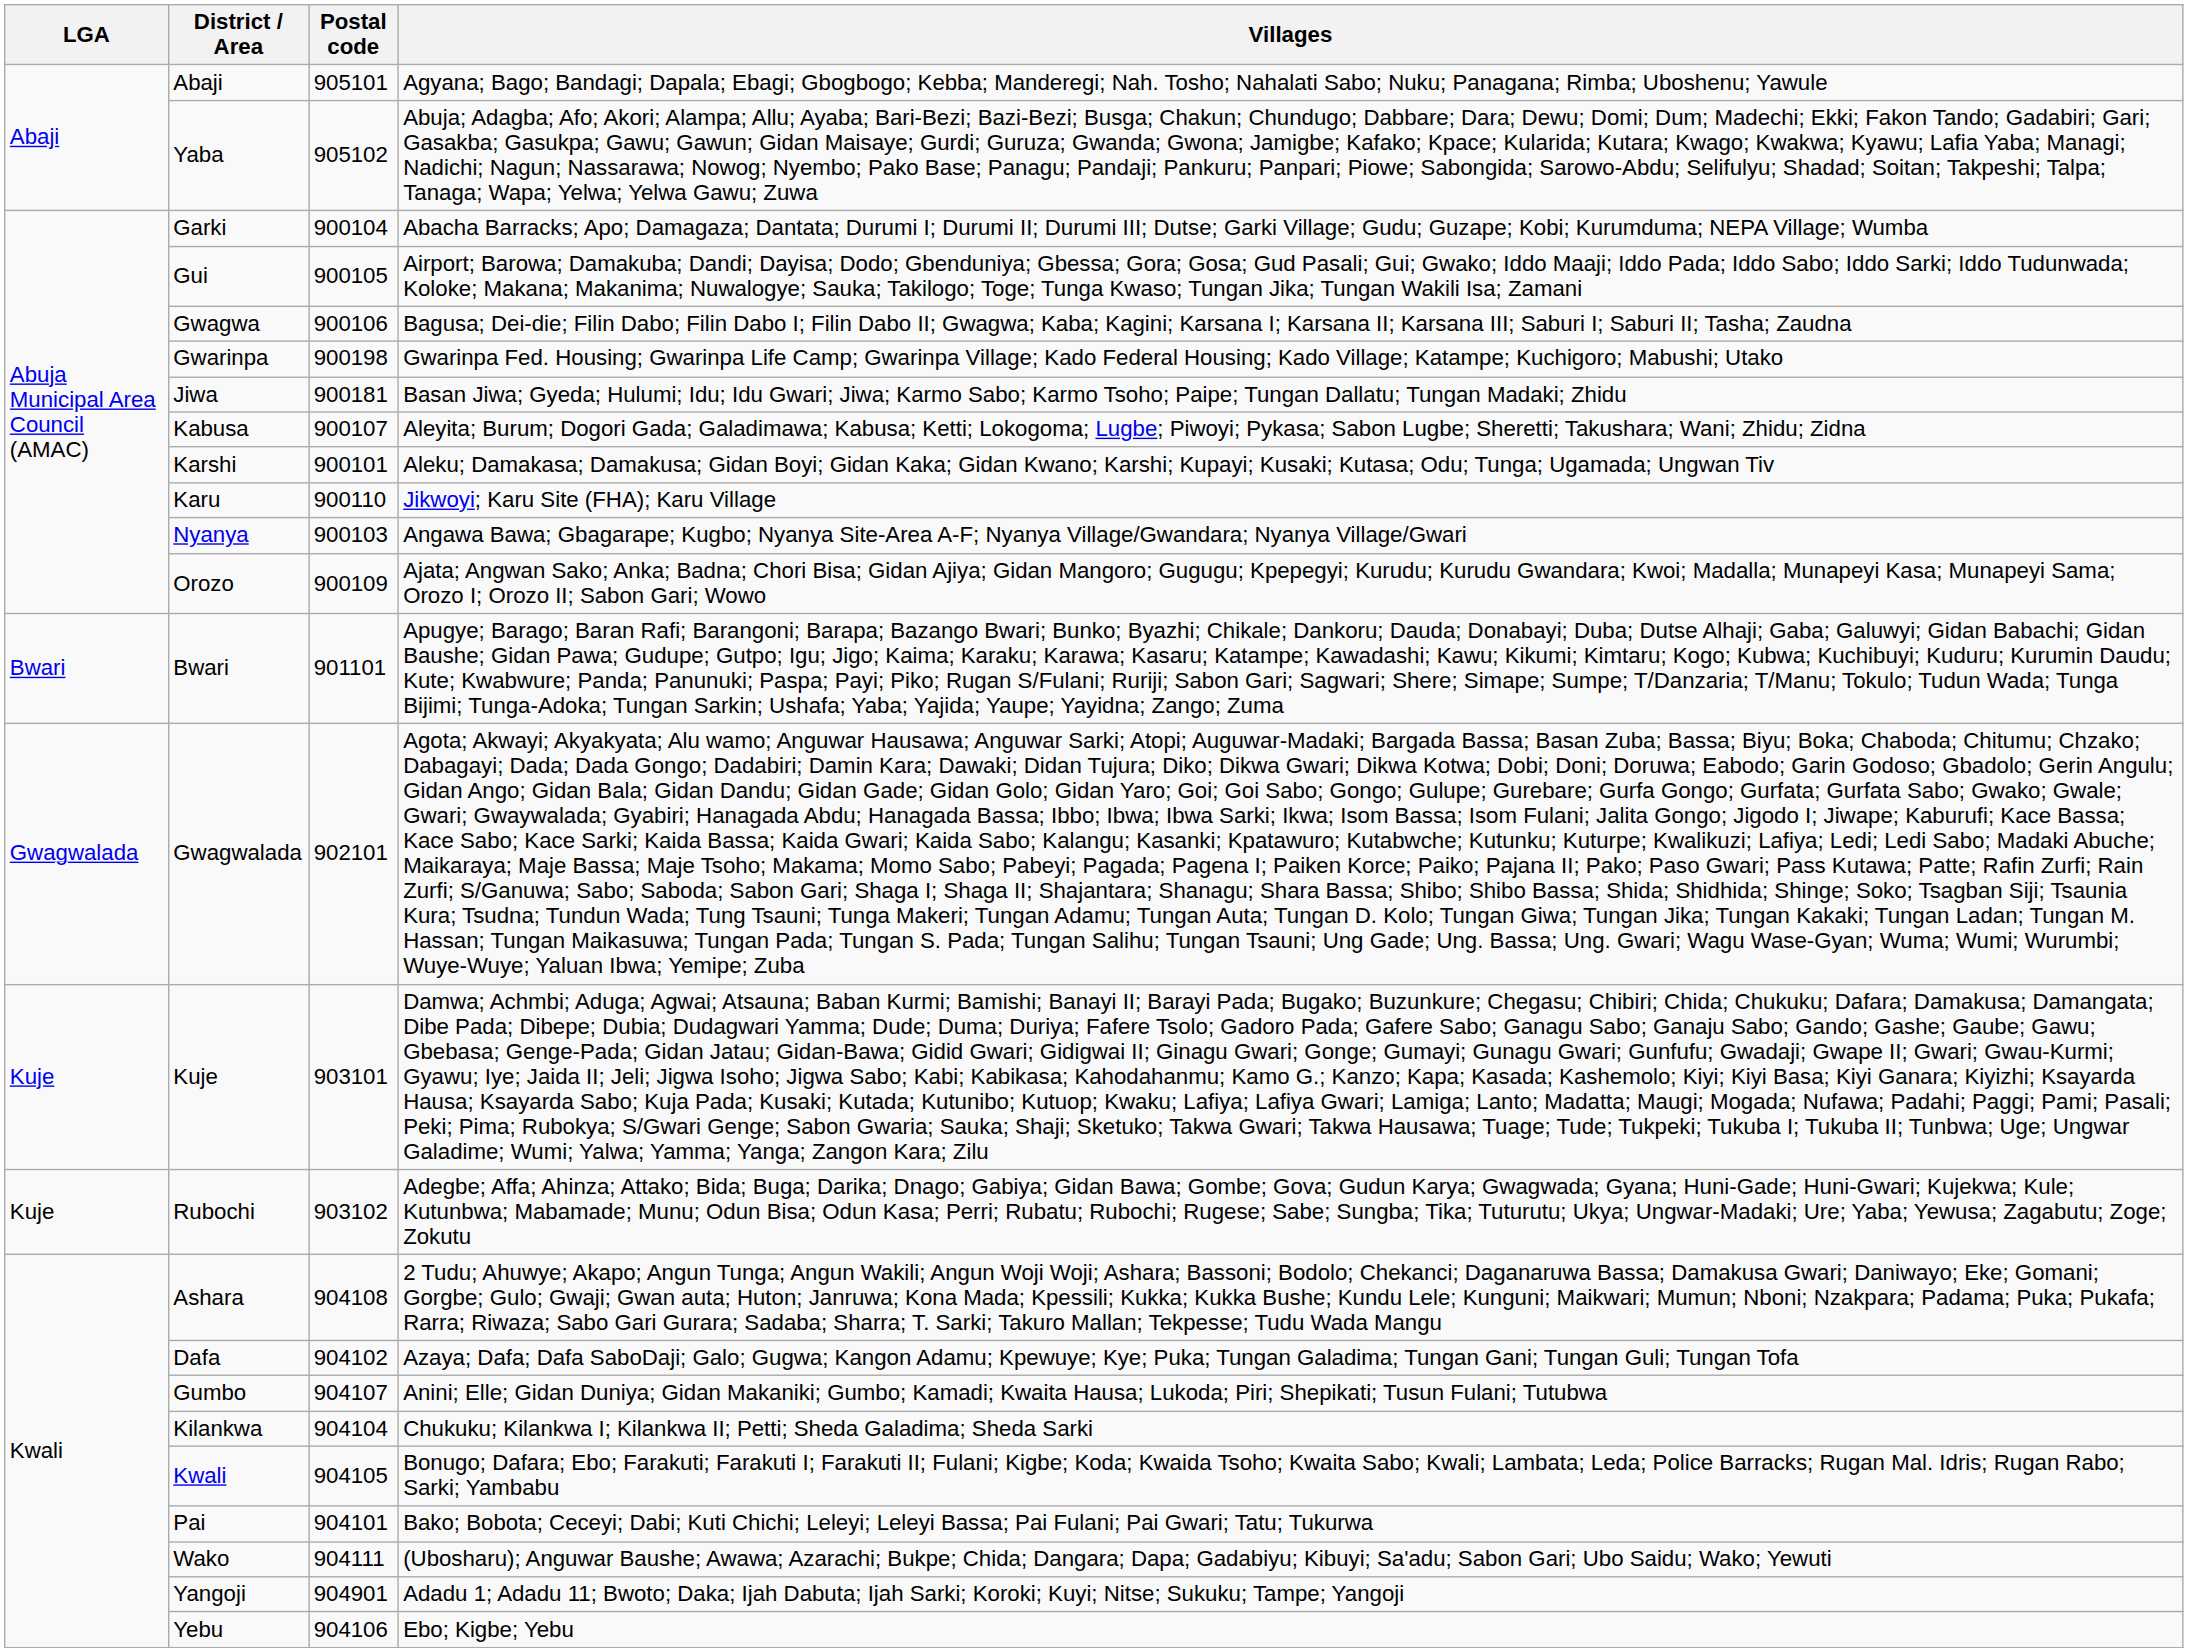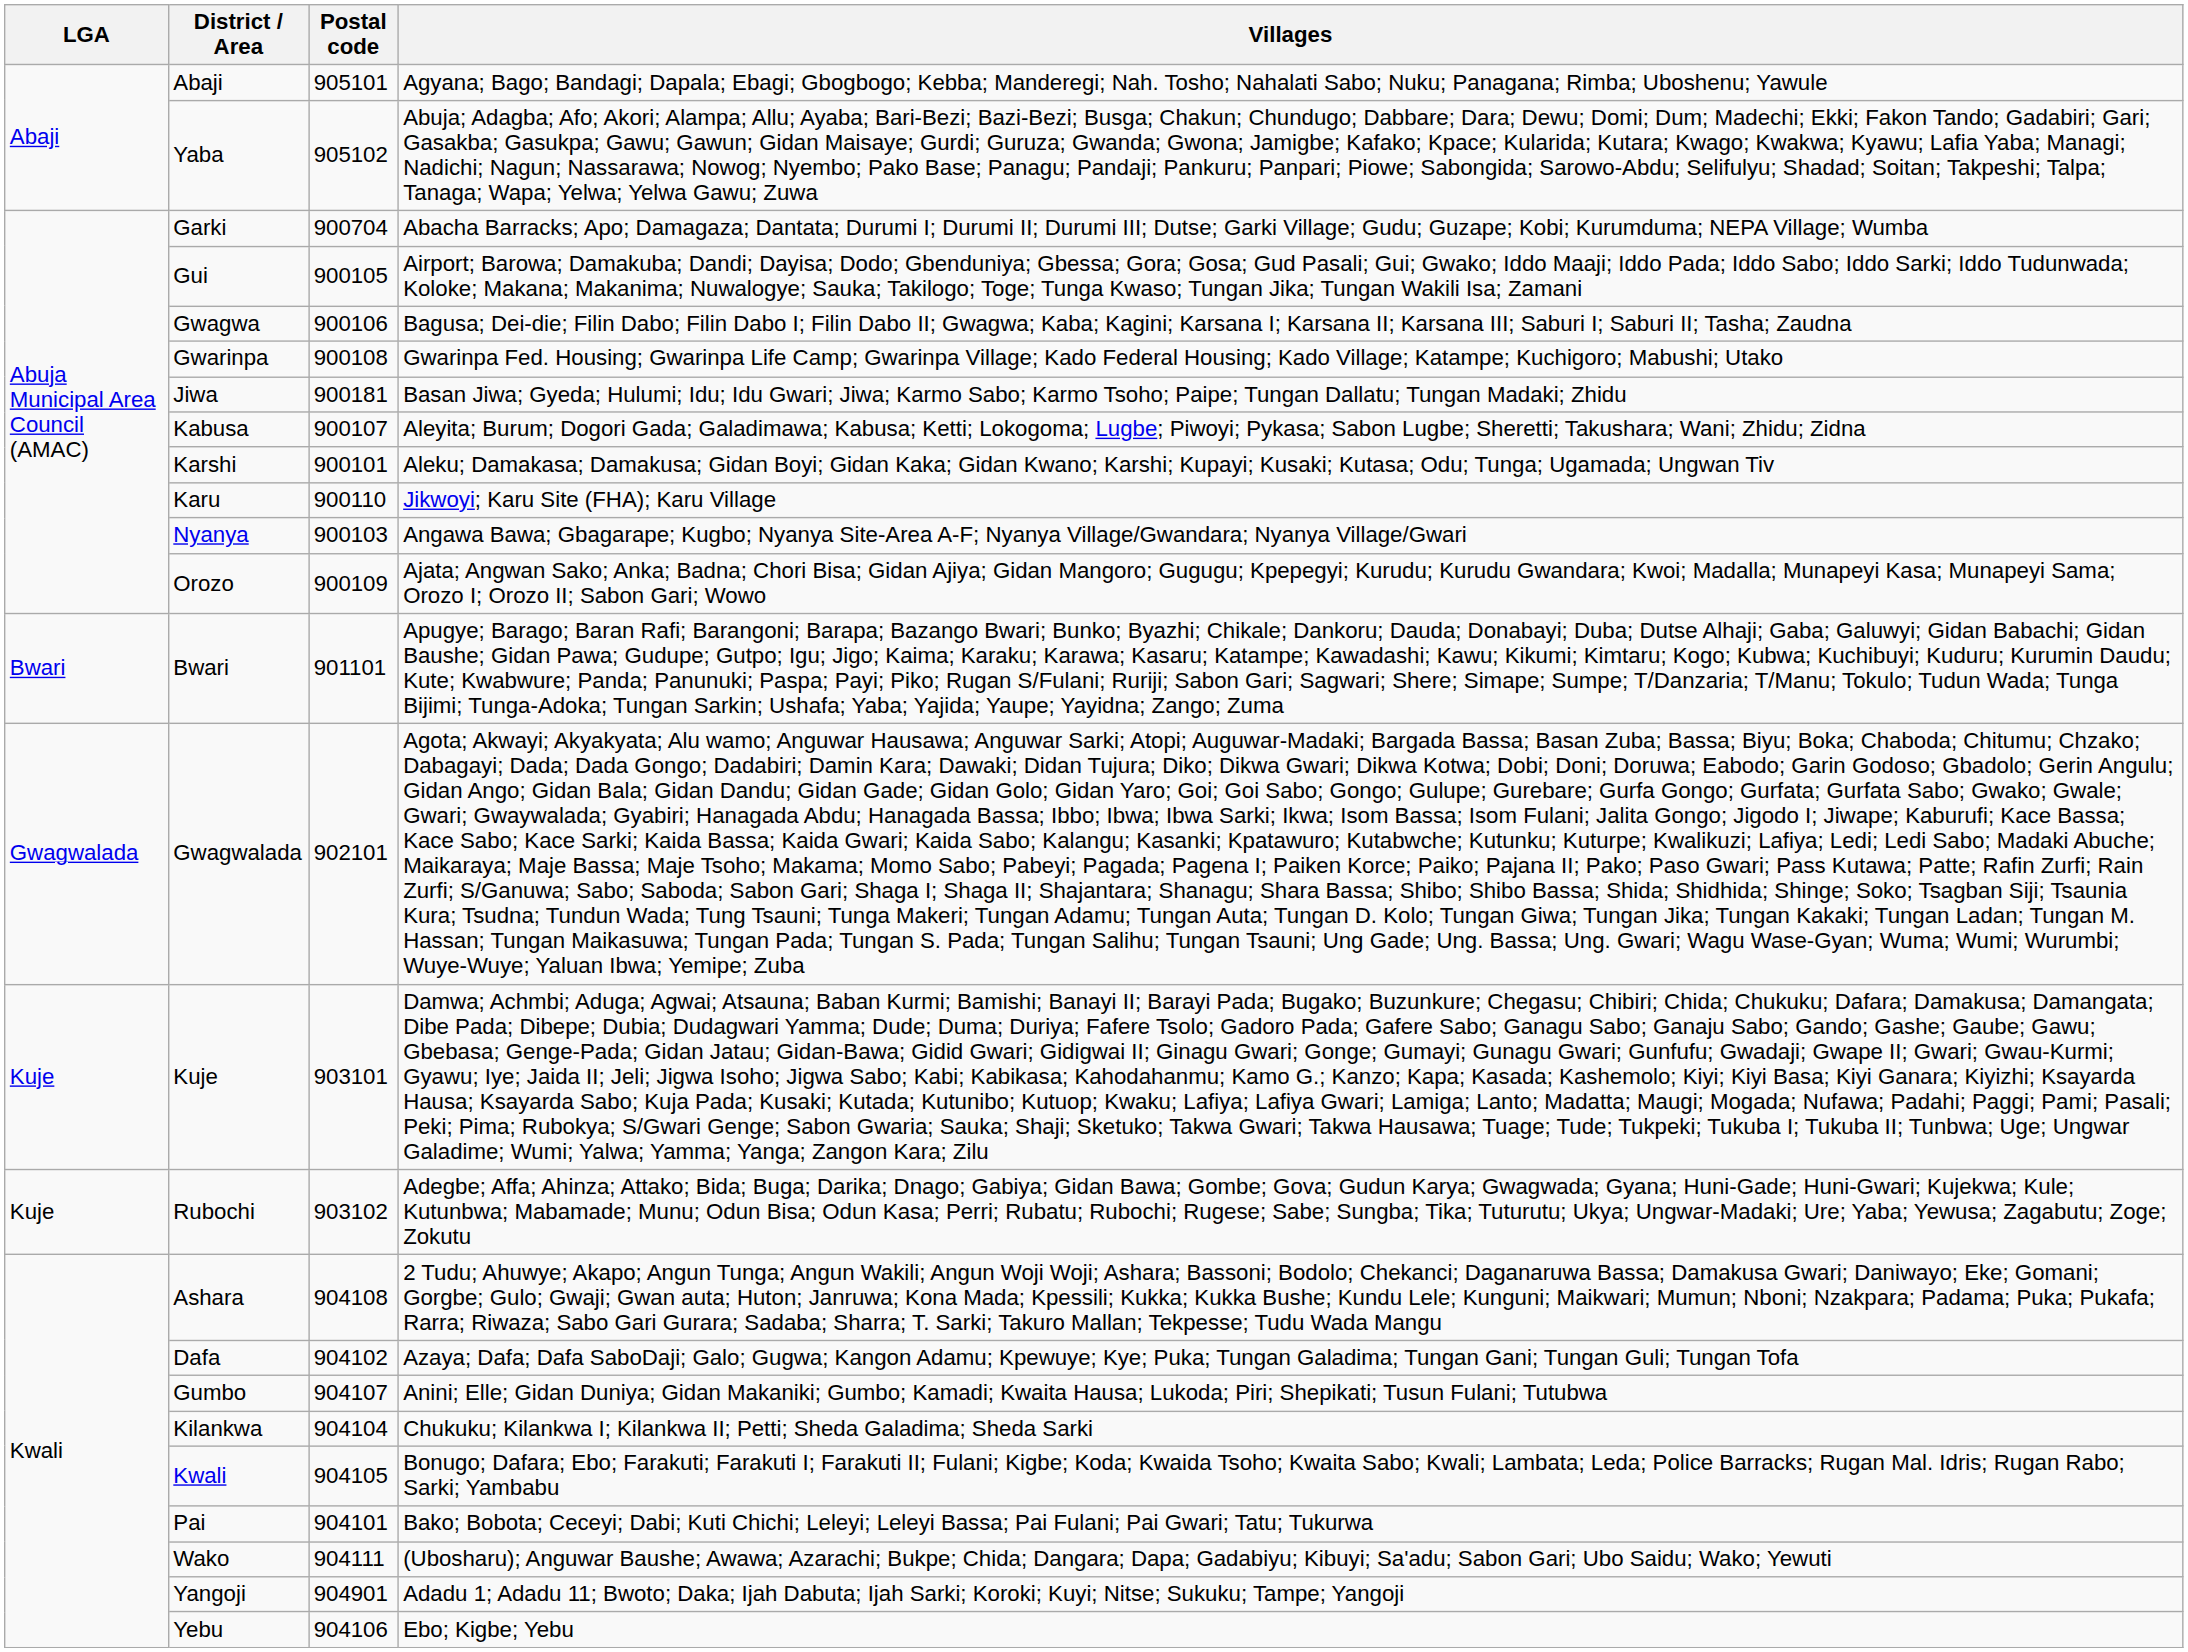(351, 228) 900104 -> (351, 228) 900704
(351, 358) 900198 -> (351, 358) 900108
